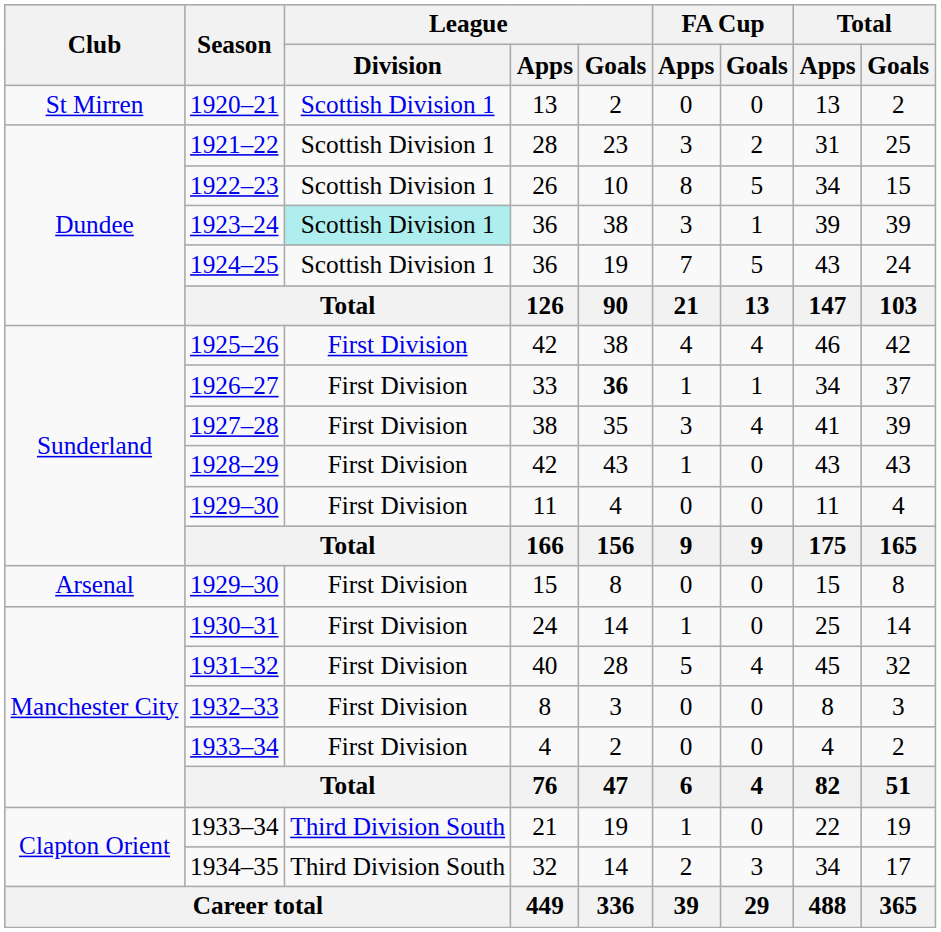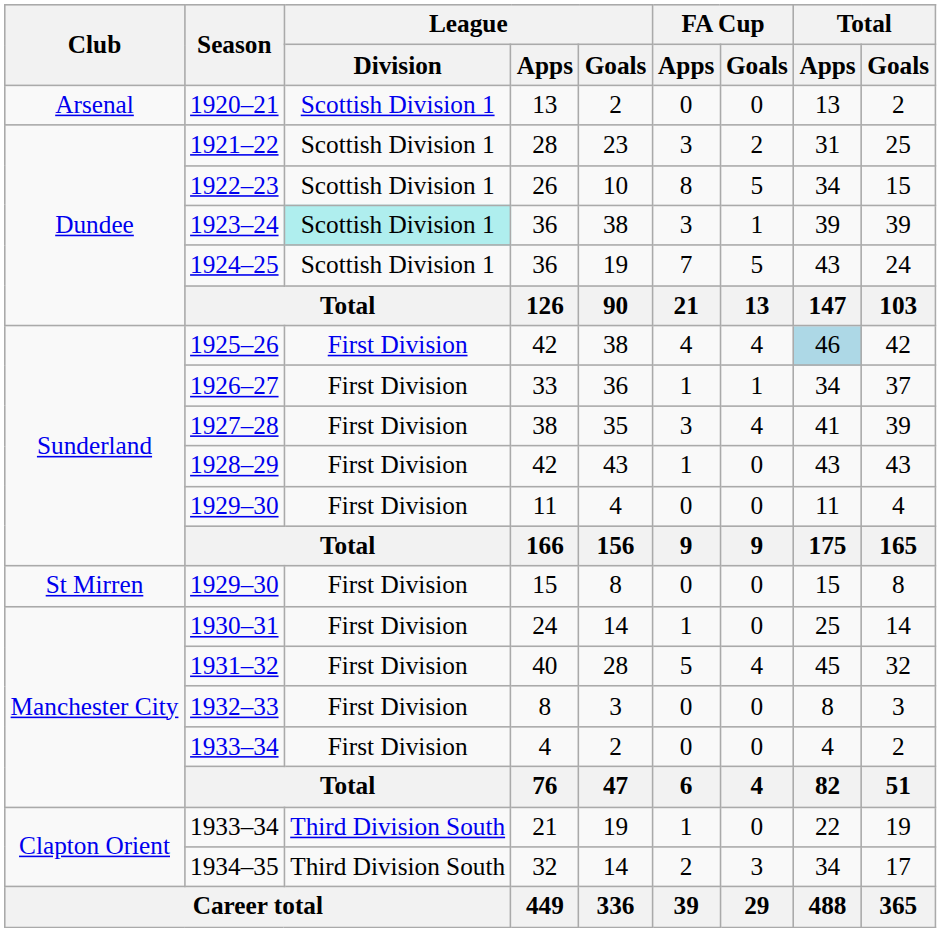(95, 104) St Mirren -> (95, 104) Arsenal
(828, 345) no background -> (828, 345) lightblue background
(616, 385) bold -> (616, 385) normal
(95, 585) Arsenal -> (95, 585) St Mirren
